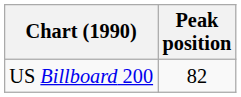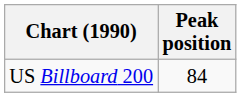(197, 75) 82 -> (197, 75) 84
